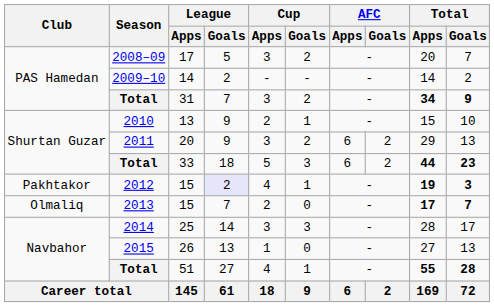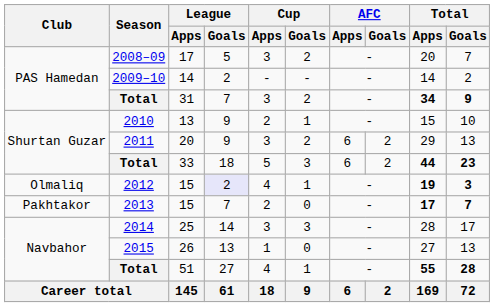(57, 185) Pakhtakor -> (57, 185) Olmaliq
(57, 206) Olmaliq -> (57, 206) Pakhtakor
